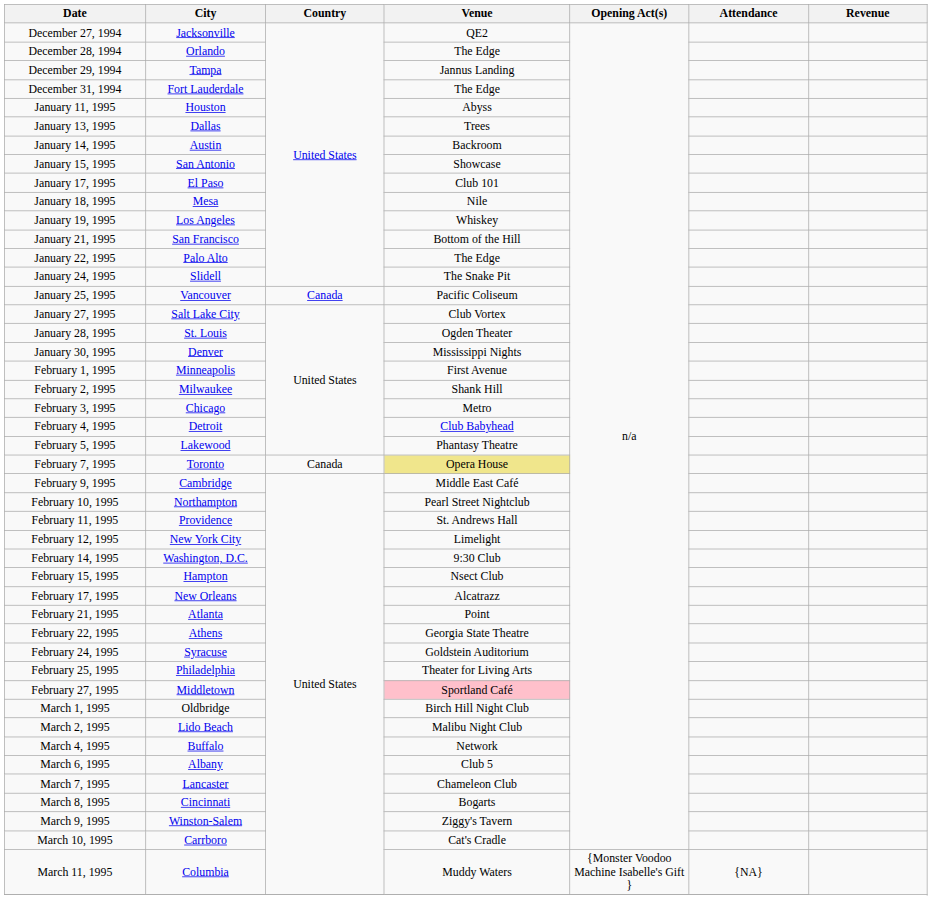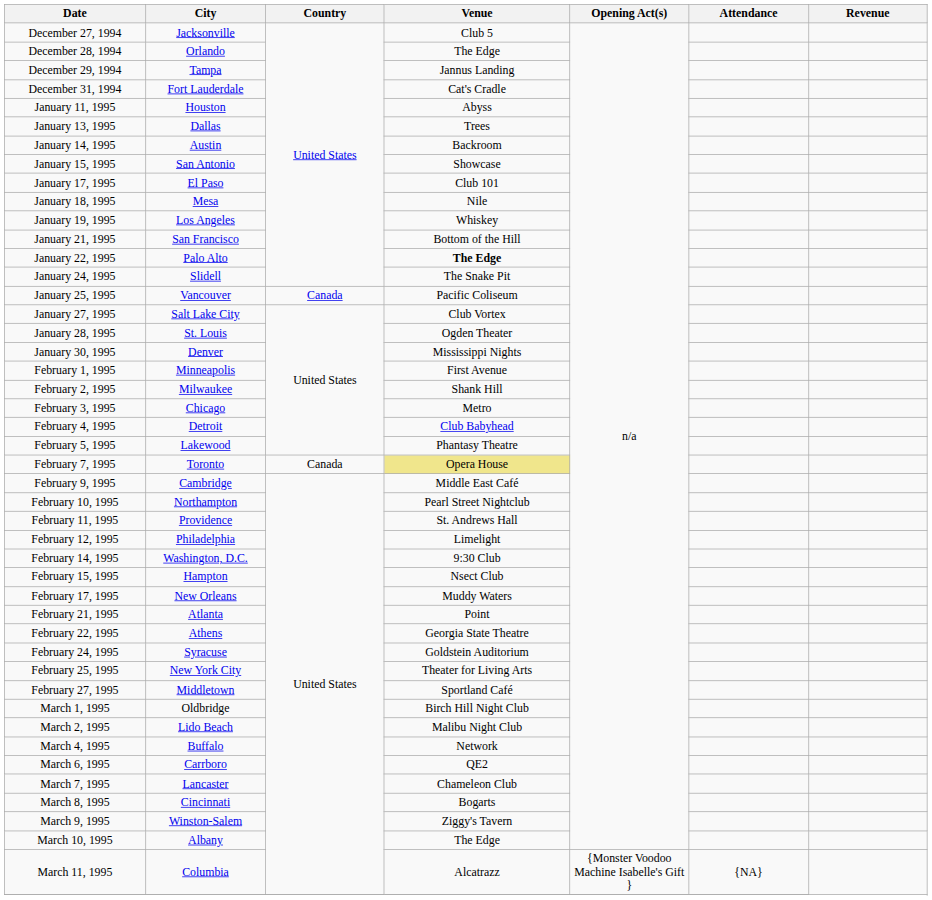(477, 32) QE2 -> (477, 32) Club 5
(477, 88) The Edge -> (477, 88) Cat's Cradle
(477, 257) normal -> (477, 257) bold
(206, 539) New York City -> (206, 539) Philadelphia
(477, 595) Alcatrazz -> (477, 595) Muddy Waters
(206, 671) Philadelphia -> (206, 671) New York City
(477, 689) pink background -> (477, 689) no background
(206, 764) Albany -> (206, 764) Carrboro
(477, 764) Club 5 -> (477, 764) QE2
(206, 840) Carrboro -> (206, 840) Albany
(477, 840) Cat's Cradle -> (477, 840) The Edge
(477, 872) Muddy Waters -> (477, 872) Alcatrazz
